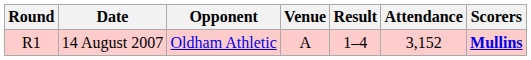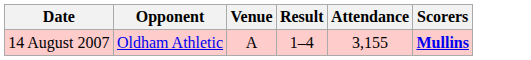- column: (31, 17)
(424, 42) 3,152 -> (370, 42) 3,155
